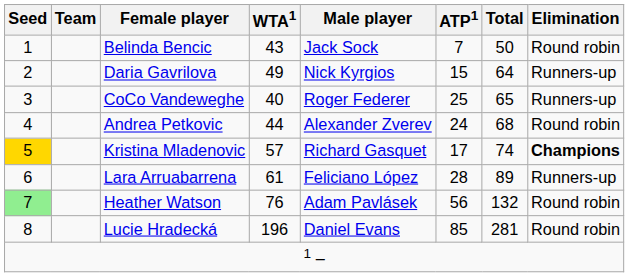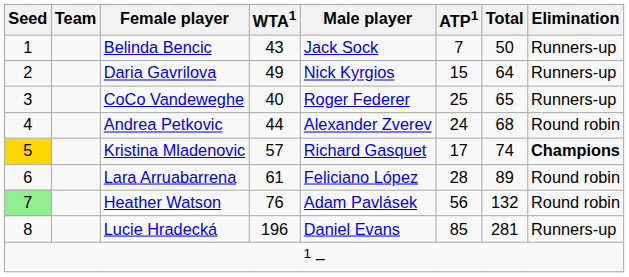(576, 47) Round robin -> (574, 47) Runners-up
(574, 177) Runners-up -> (576, 177) Round robin
(576, 228) Round robin -> (574, 228) Runners-up
